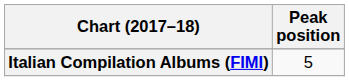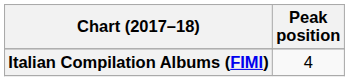(308, 62) 5 -> (308, 62) 4
